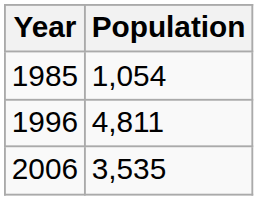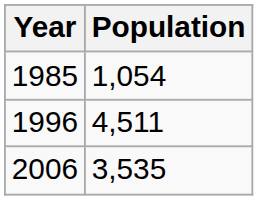(128, 122) 4,811 -> (128, 122) 4,511
